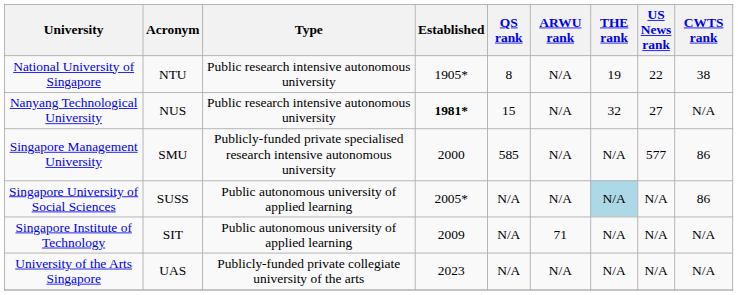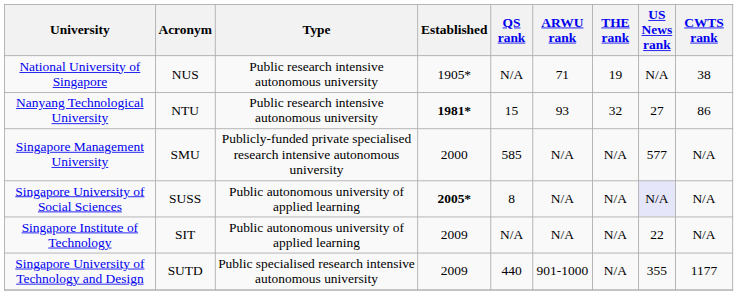(173, 74) NTU -> (185, 74) NUS
(509, 74) 8 -> (512, 74) N/A
(560, 74) N/A -> (562, 74) 71
(656, 74) 22 -> (657, 74) N/A
(173, 110) NUS -> (185, 110) NTU
(560, 110) N/A -> (562, 110) 93
(704, 110) N/A -> (704, 110) 86
(704, 154) 86 -> (704, 154) N/A
(451, 198) normal -> (454, 198) bold
(509, 198) N/A -> (512, 198) 8
(614, 198) lightblue background -> (615, 198) no background
(656, 198) no background -> (657, 198) lavender background
(704, 198) 86 -> (704, 198) N/A
(560, 235) 71 -> (562, 235) N/A
(656, 235) N/A -> (657, 235) 22
+ row: (80, 271)
- row: (74, 271)
